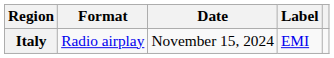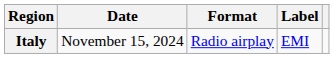columns swapped: (213, 16) <-> (103, 16)
